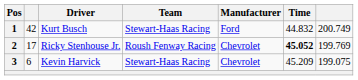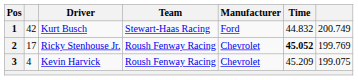(29, 62) 6 -> (29, 62) 4
(168, 62) Stewart-Haas Racing -> (170, 62) Roush Fenway Racing
